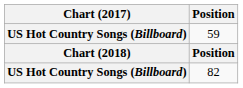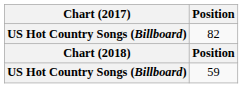rows swapped: (213, 72) <-> (213, 33)
